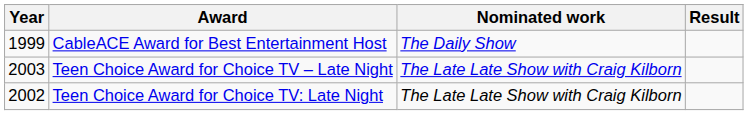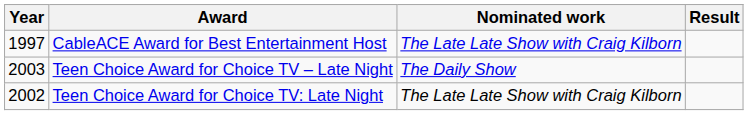(27, 43) 1999 -> (27, 43) 1997
(458, 43) The Daily Show -> (541, 43) The Late Late Show with Craig Kilborn
(541, 69) The Late Late Show with Craig Kilborn -> (458, 69) The Daily Show
